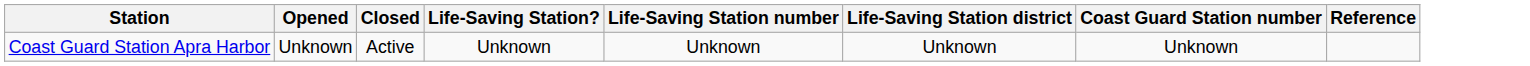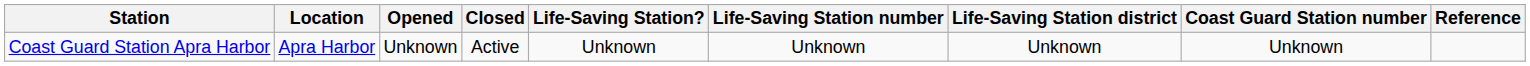+ column: (327, 18)
